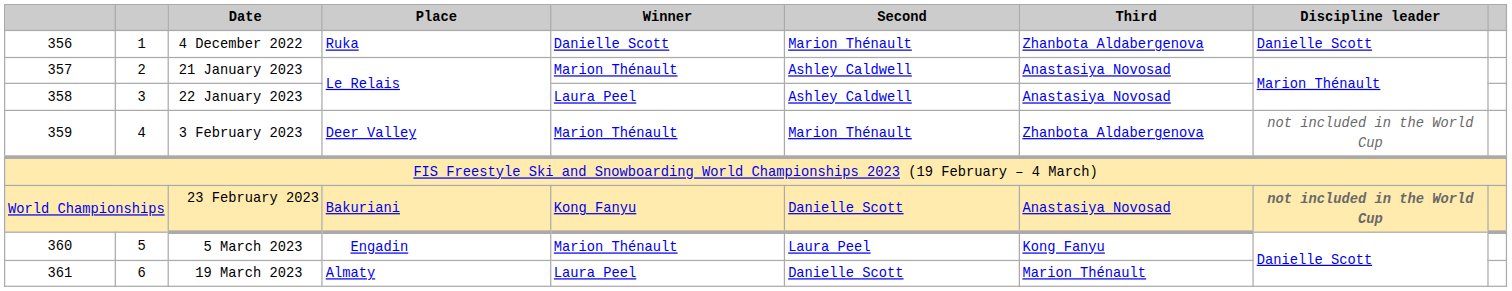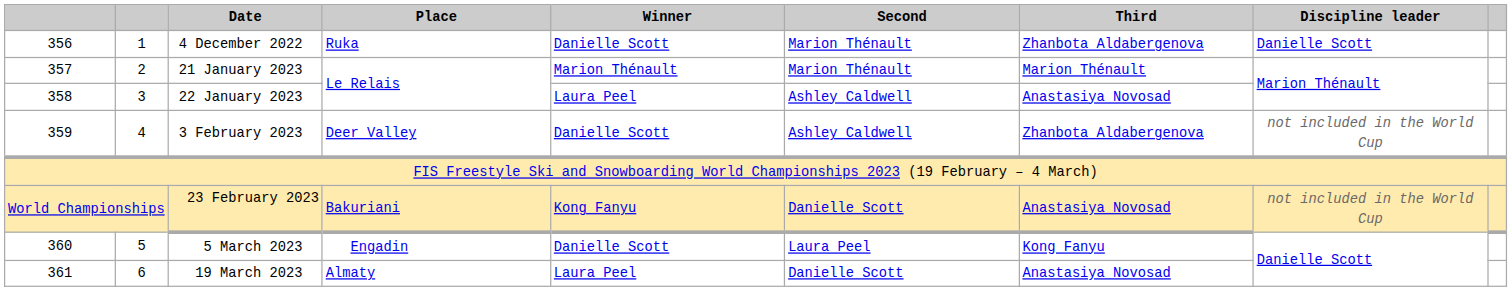(850, 71) Ashley Caldwell -> (850, 71) Marion Thénault
(1097, 71) Anastasiya Novosad -> (1084, 71) Marion Thénault
(616, 133) Marion Thénault -> (612, 133) Danielle Scott
(850, 133) Marion Thénault -> (850, 133) Ashley Caldwell
(1370, 209) bold -> (1370, 209) normal
(616, 247) Marion Thénault -> (612, 247) Danielle Scott
(1084, 274) Marion Thénault -> (1097, 274) Anastasiya Novosad
